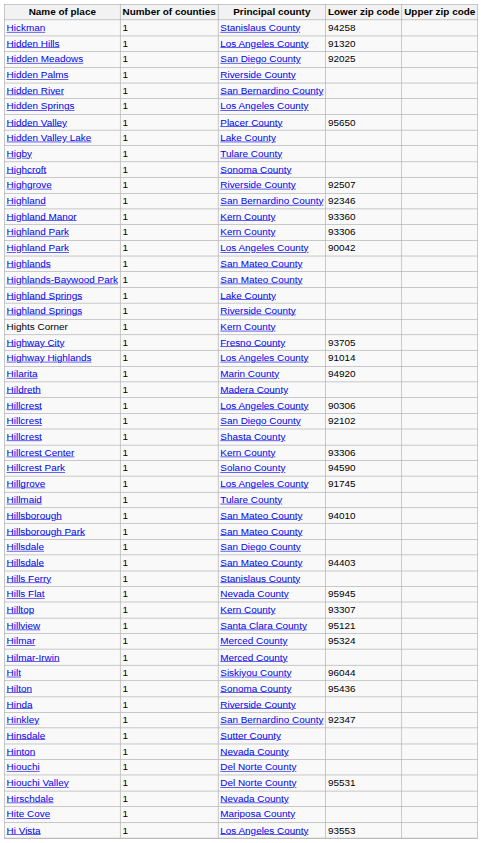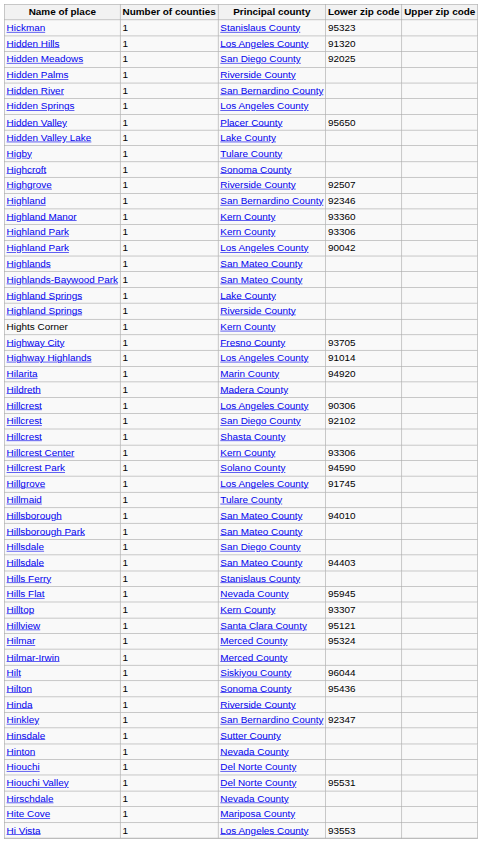(342, 28) 94258 -> (342, 28) 95323
